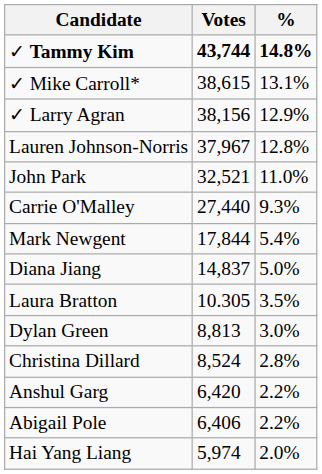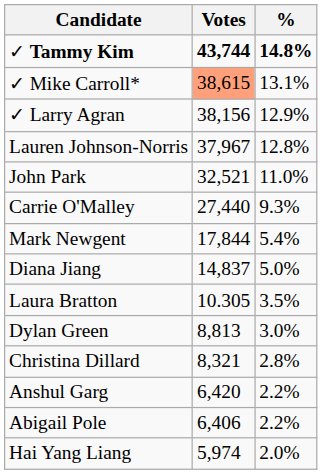(224, 83) no background -> (224, 83) lightsalmon background
(219, 361) 8,524 -> (219, 361) 8,321
